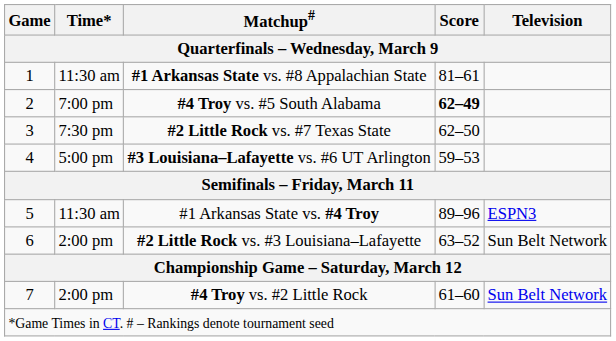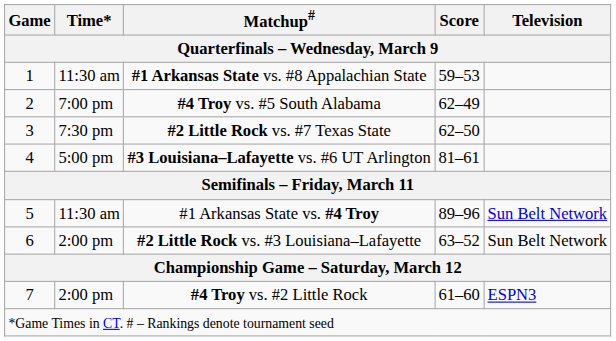(459, 76) 81–61 -> (459, 76) 59–53
(459, 103) bold -> (459, 103) normal
(459, 158) 59–53 -> (459, 158) 81–61
(512, 212) ESPN3 -> (547, 212) Sun Belt Network
(547, 294) Sun Belt Network -> (512, 294) ESPN3
